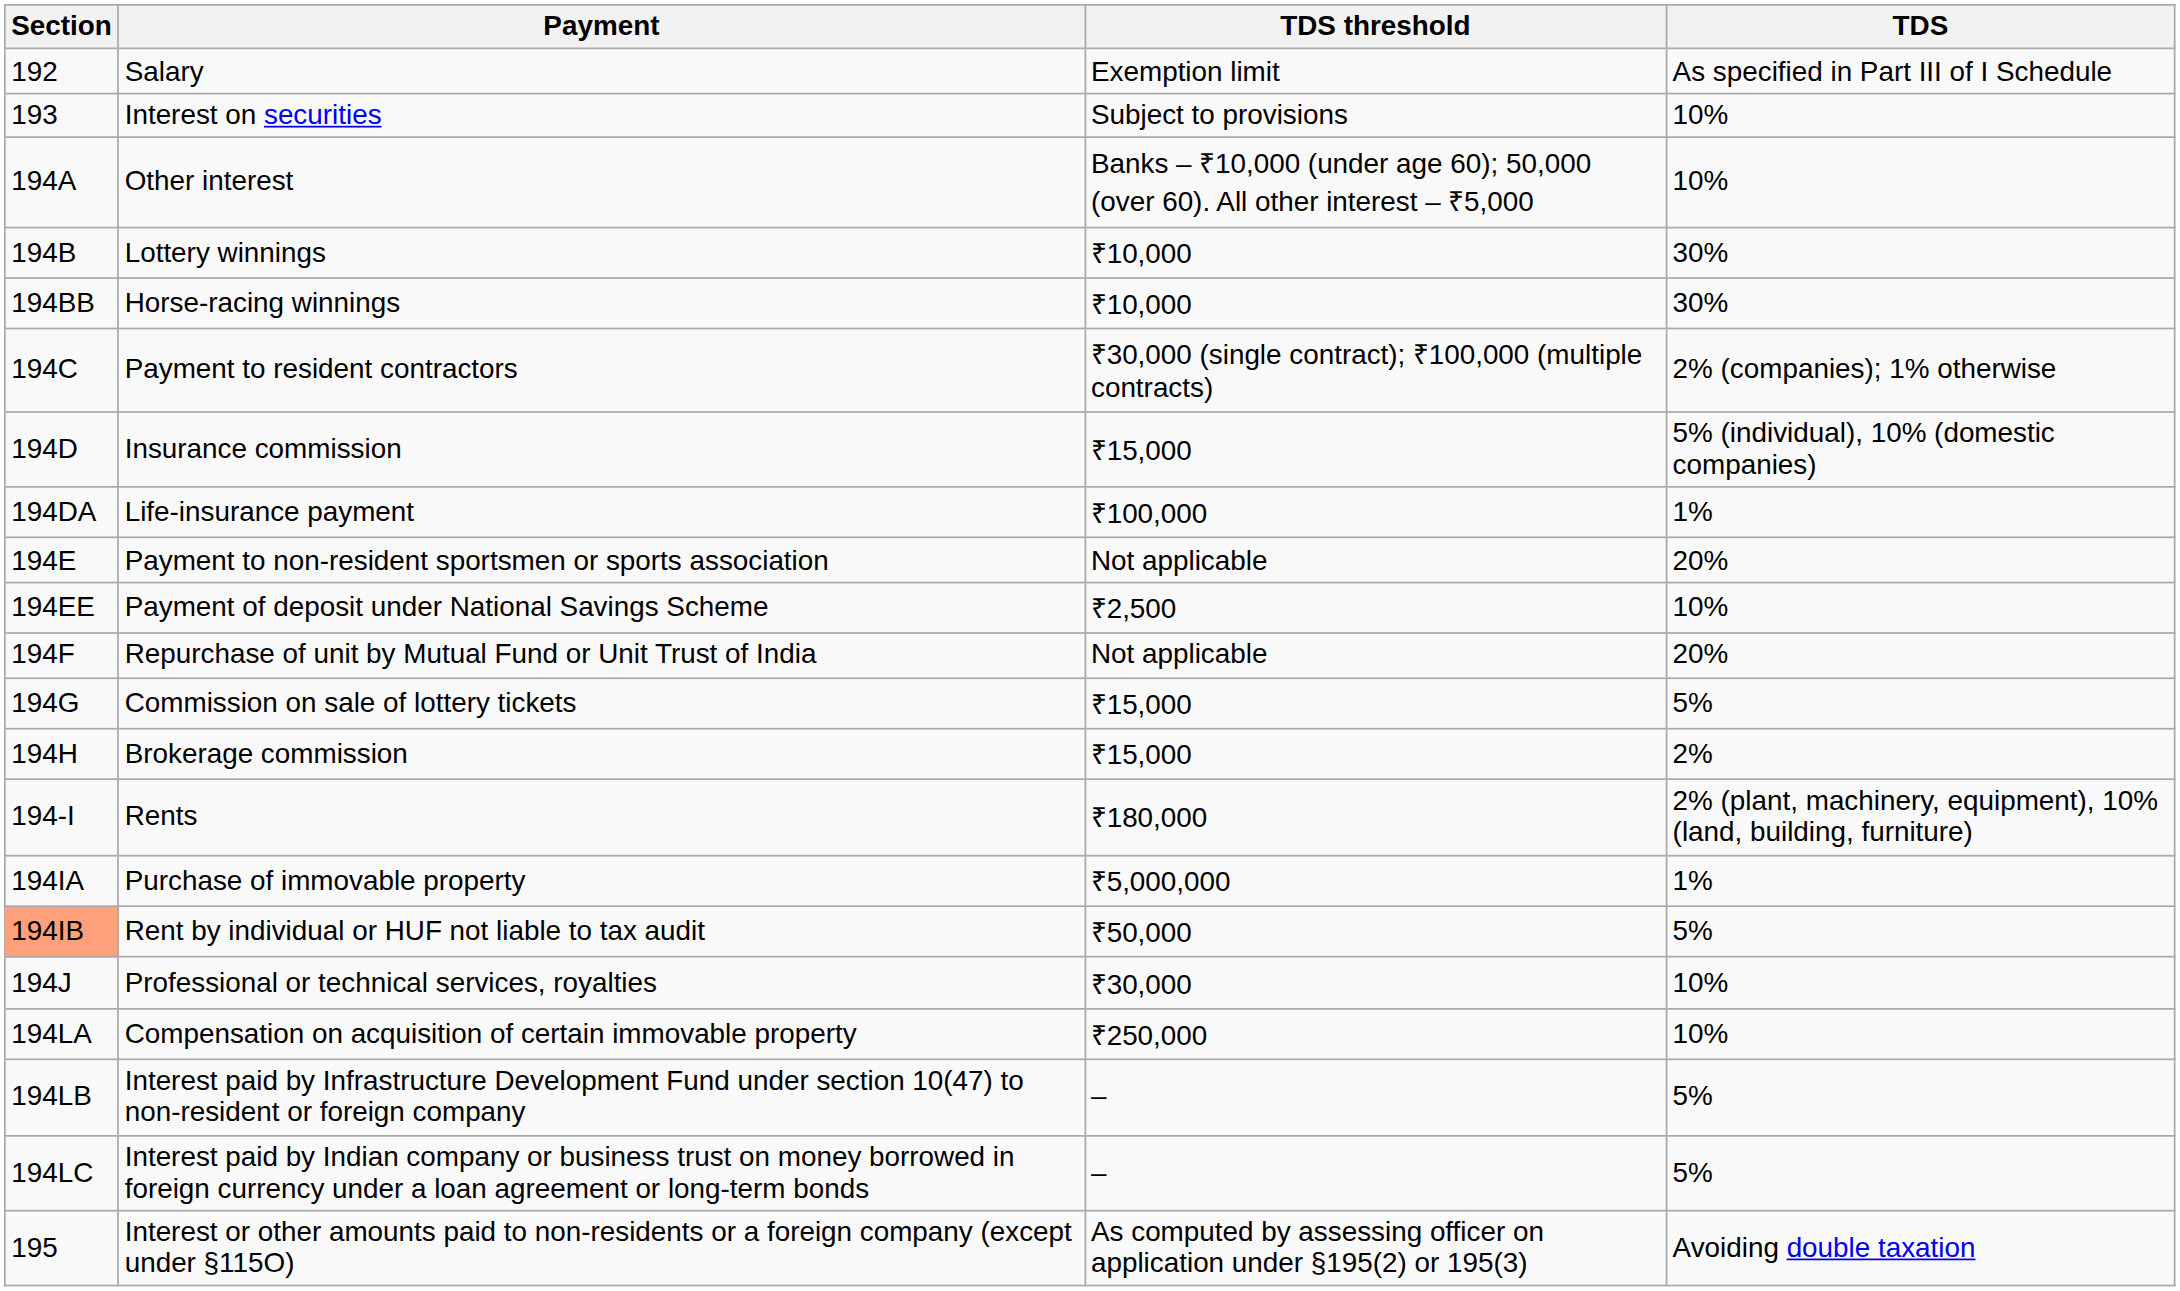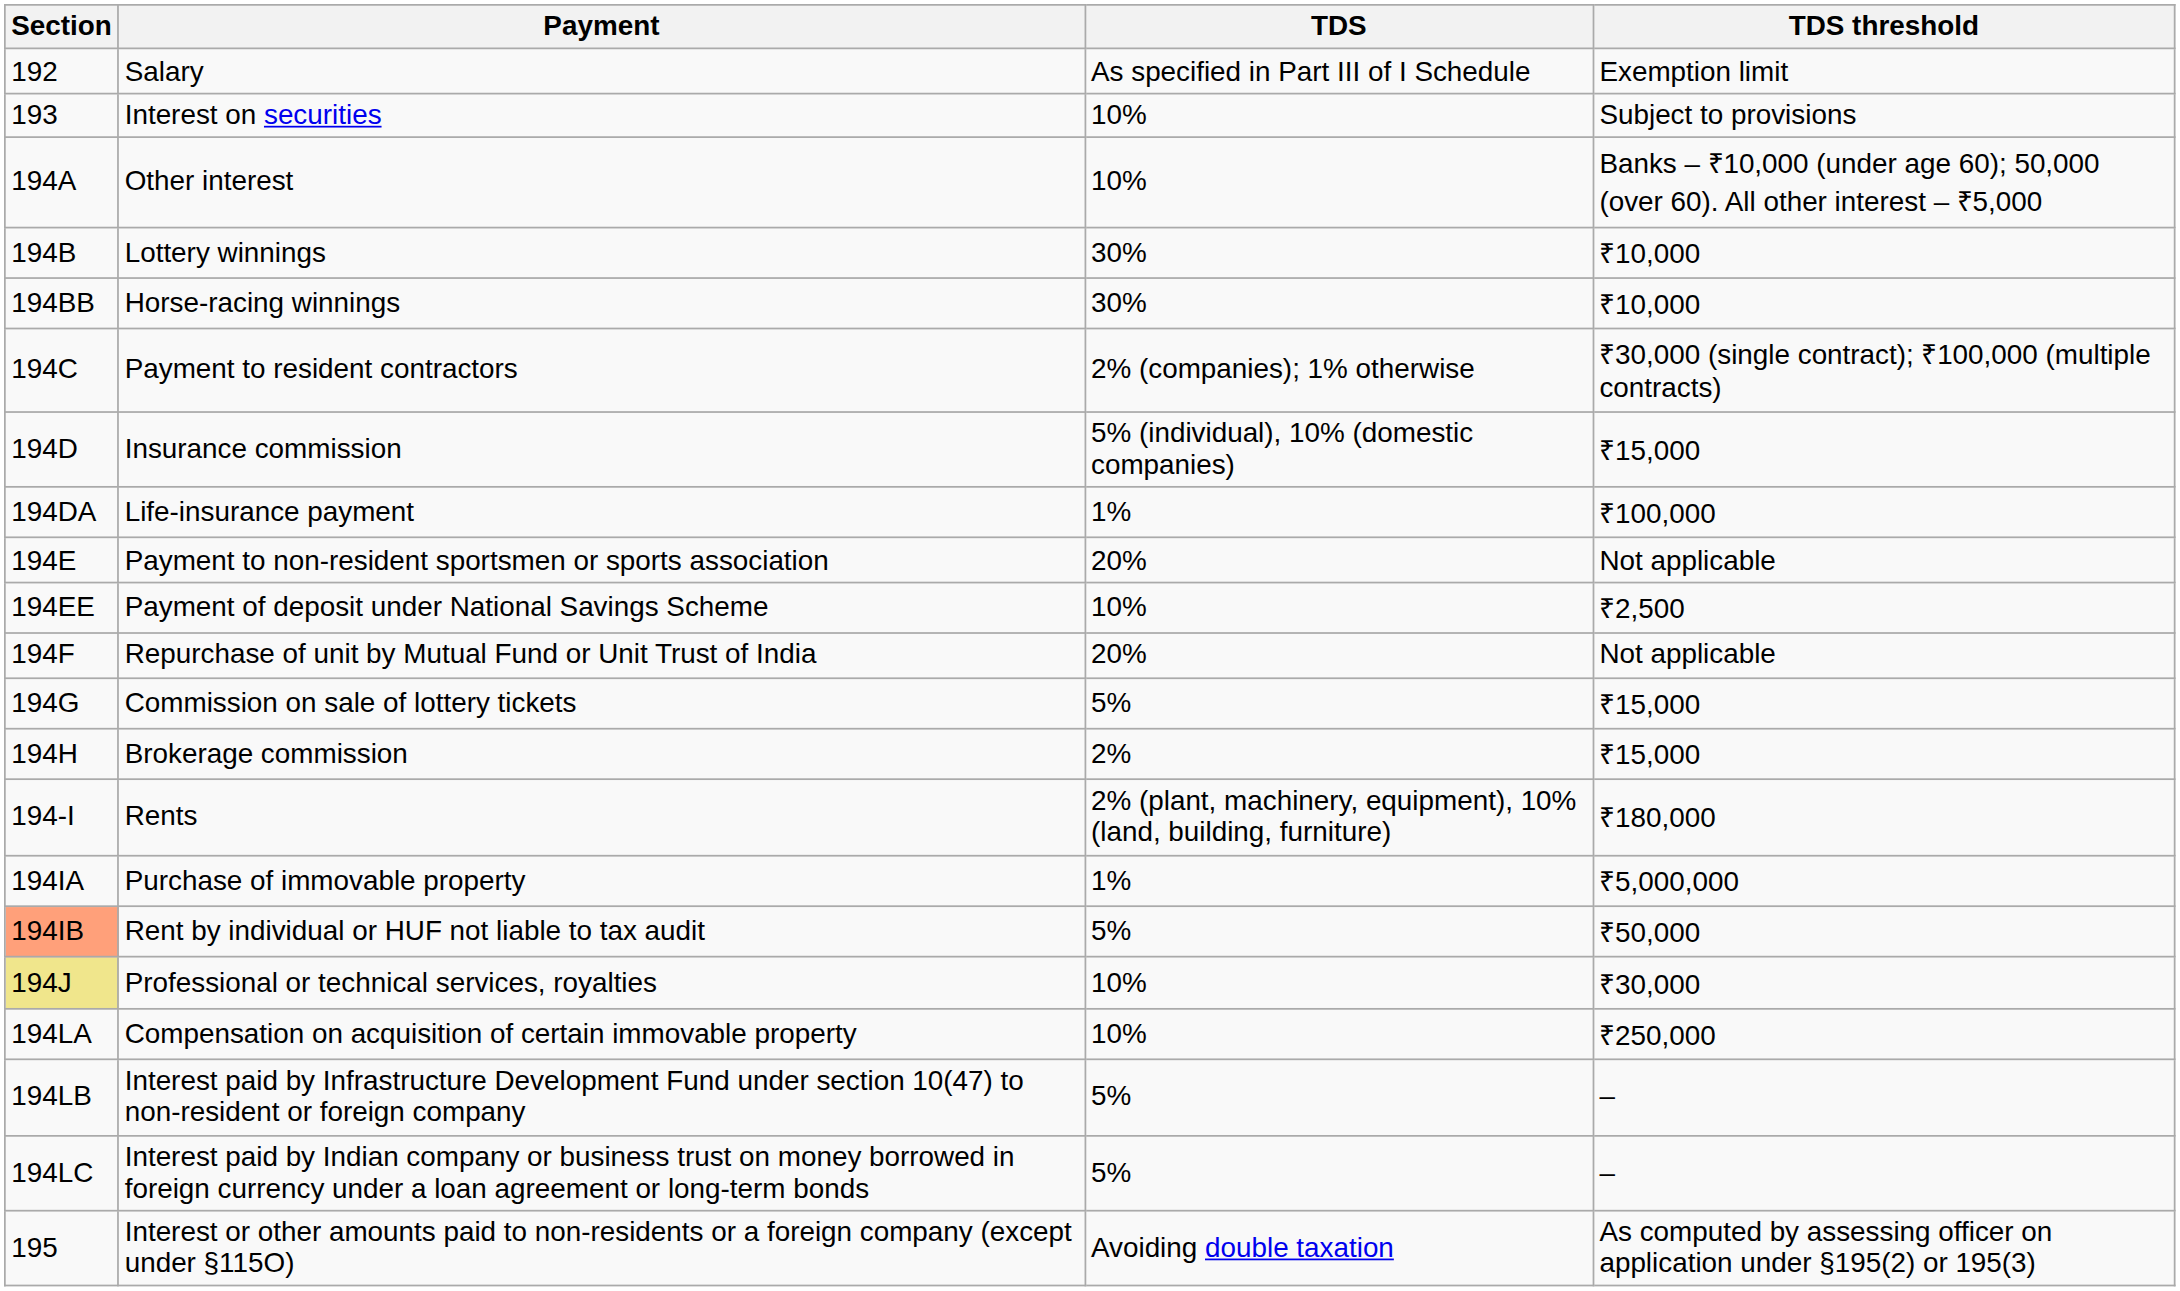columns swapped: (1375, 26) <-> (1920, 26)
(41, 982) no background -> (41, 982) khaki background
